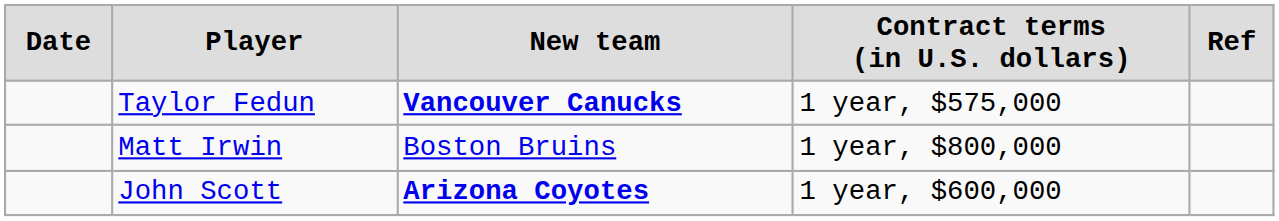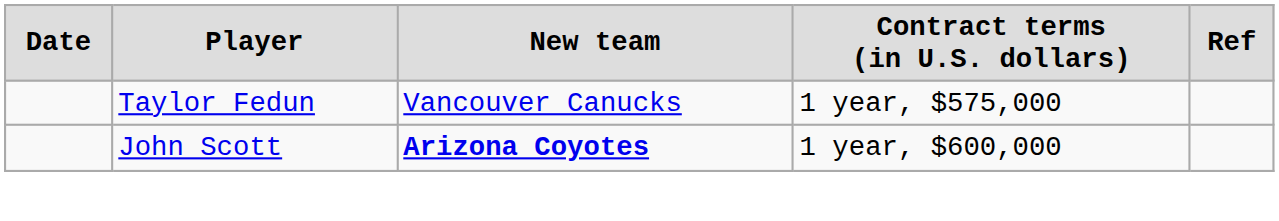(543, 103) bold -> (543, 103) normal
- row: (200, 148)
